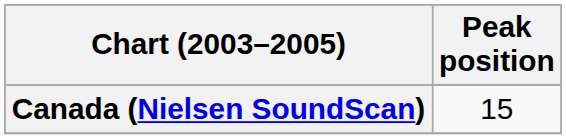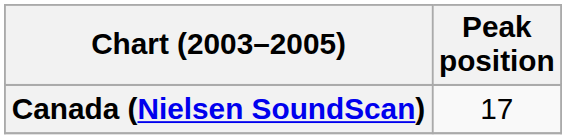(497, 108) 15 -> (497, 108) 17
